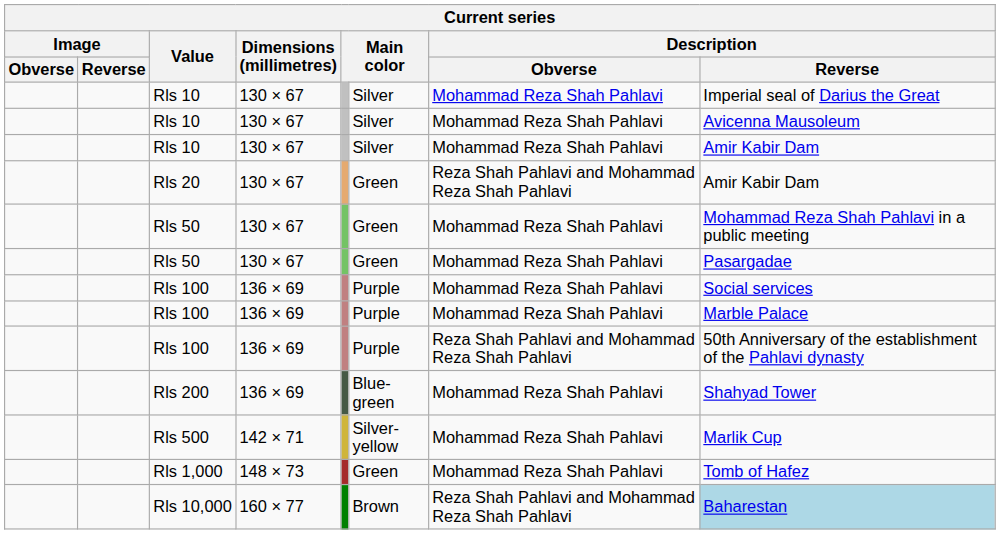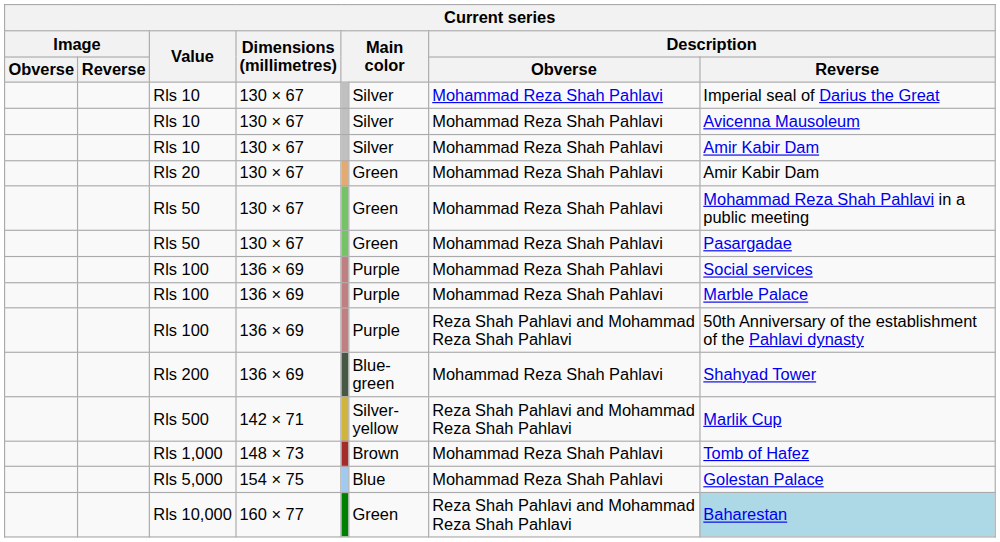(564, 183) Reza Shah Pahlavi and Mohammad Reza Shah Pahlavi -> (548, 174) Mohammad Reza Shah Pahlavi
(548, 437) Mohammad Reza Shah Pahlavi -> (564, 419) Reza Shah Pahlavi and Mohammad Reza Shah Pahlavi
(375, 472) Green -> (376, 454) Brown
+ row: (188, 480)
(376, 507) Brown -> (375, 515) Green
